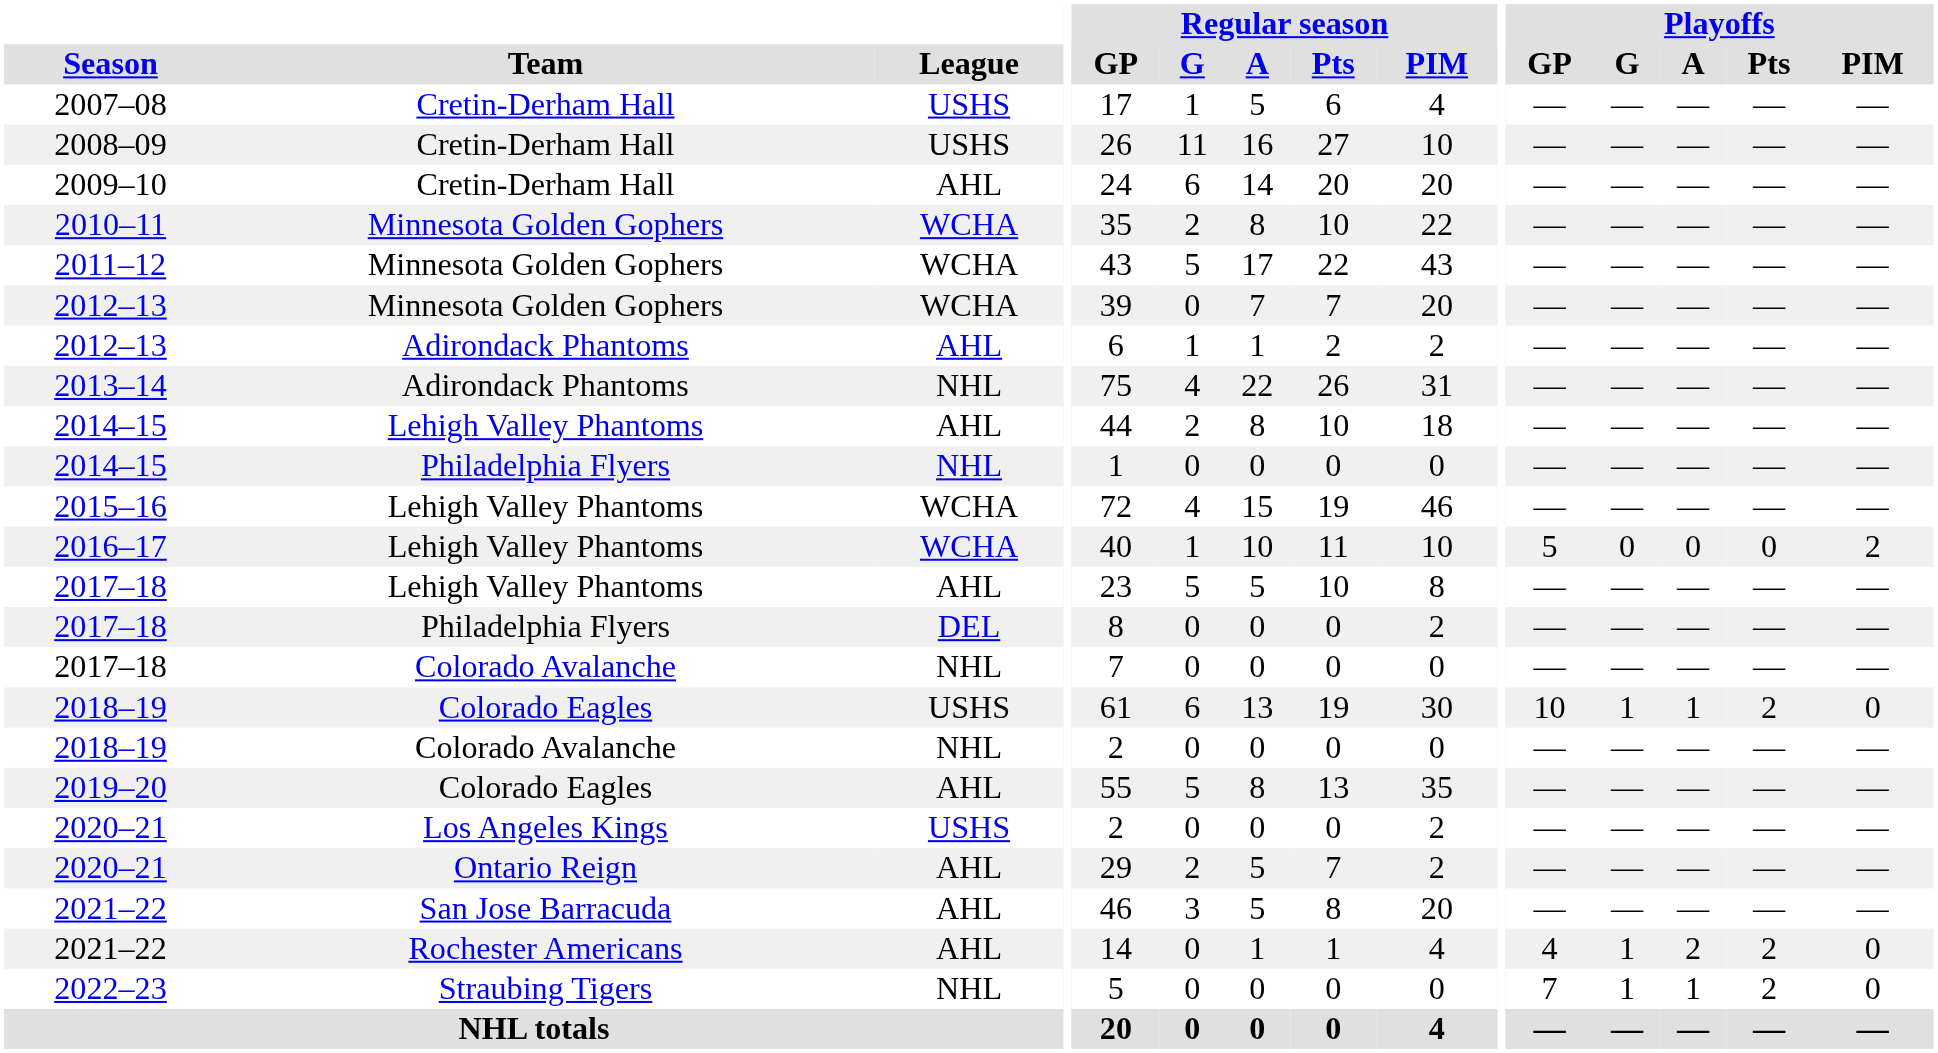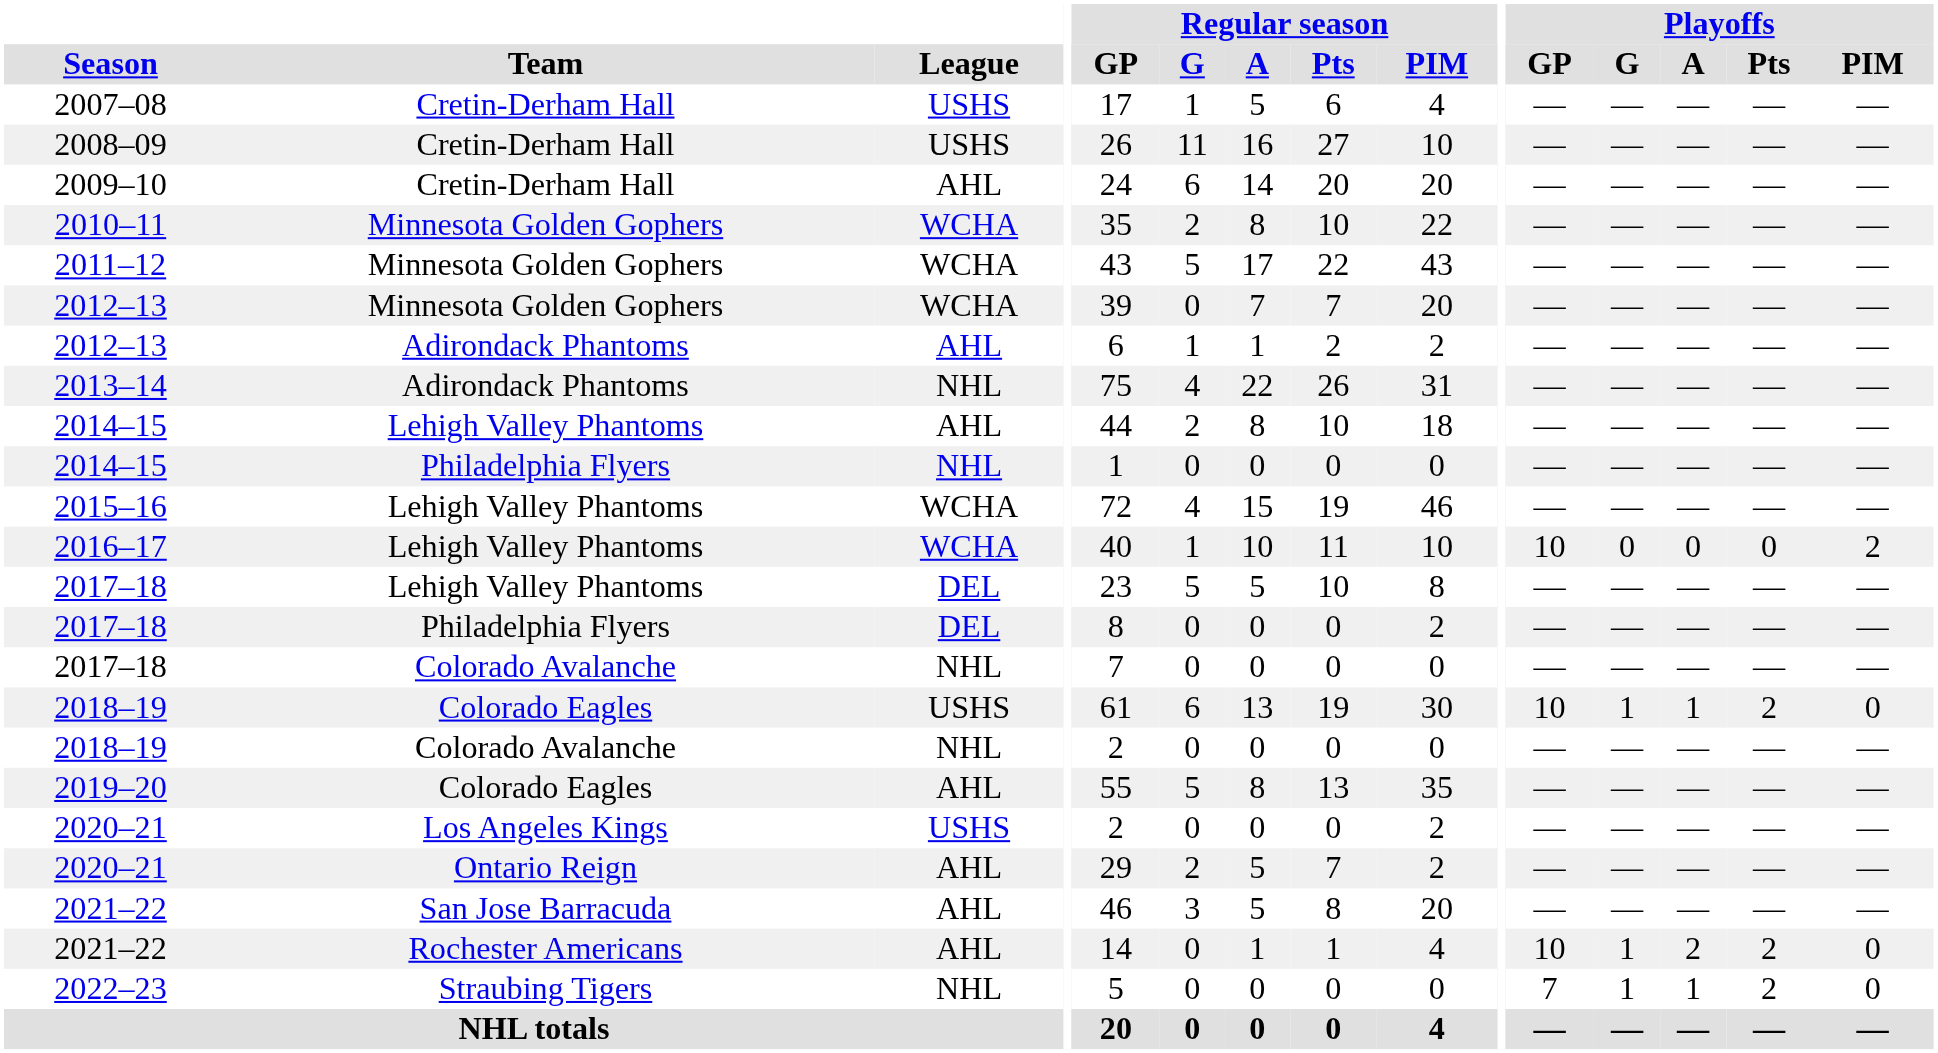(1549, 546) 5 -> (1549, 546) 10
(969, 586) AHL -> (969, 586) DEL
(1549, 948) 4 -> (1549, 948) 10
